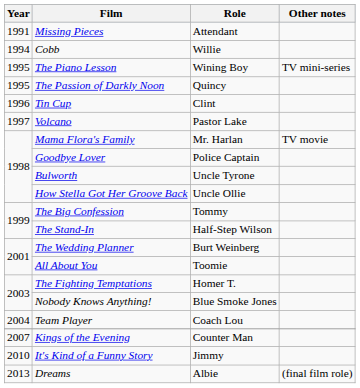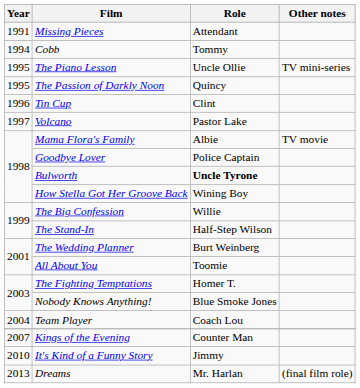(207, 49) Willie -> (210, 49) Tommy
(220, 67) Wining Boy -> (219, 67) Uncle Ollie
(218, 139) Mr. Harlan -> (205, 139) Albie
(224, 175) normal -> (225, 175) bold
(219, 193) Uncle Ollie -> (220, 193) Wining Boy
(210, 211) Tommy -> (207, 211) Willie
(205, 373) Albie -> (218, 373) Mr. Harlan
